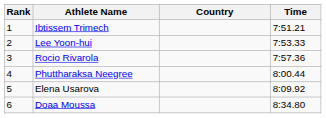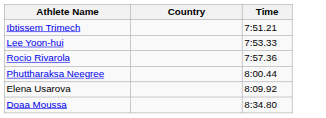- column: (18, 12)
